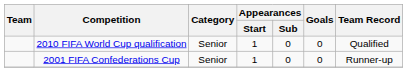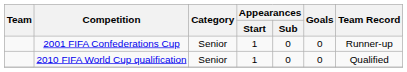rows swapped: (112, 60) <-> (112, 44)
